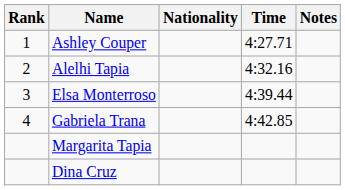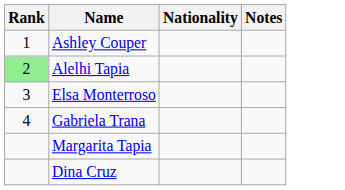- column: (269, 17)
(26, 69) no background -> (26, 69) lightgreen background
